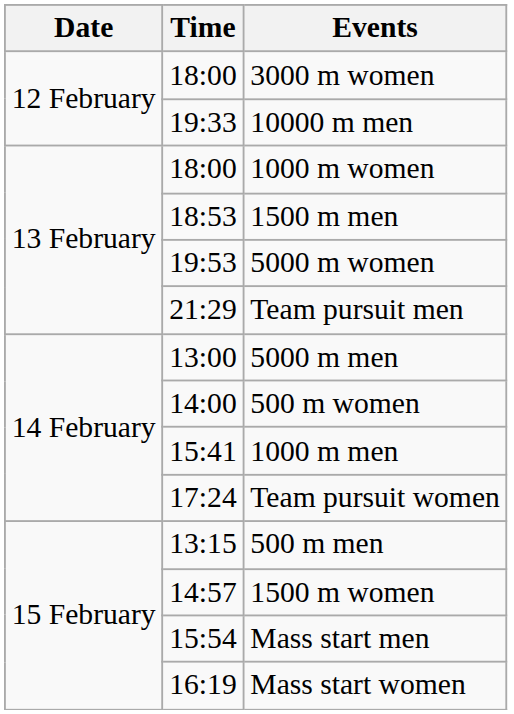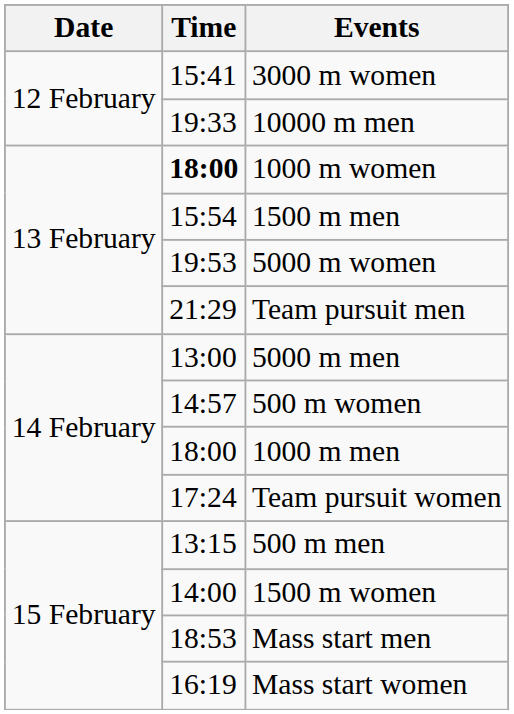(203, 74) 18:00 -> (203, 74) 15:41
(203, 168) normal -> (204, 168) bold
(203, 215) 18:53 -> (203, 215) 15:54
(203, 403) 14:00 -> (203, 403) 14:57
(203, 450) 15:41 -> (203, 450) 18:00
(203, 591) 14:57 -> (203, 591) 14:00
(203, 638) 15:54 -> (203, 638) 18:53
